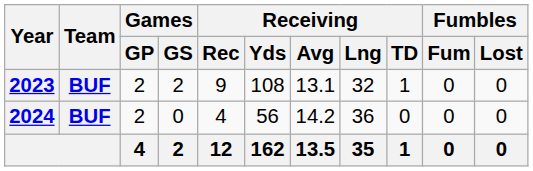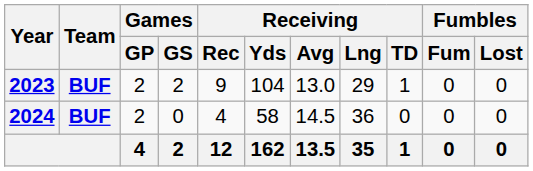(268, 85) 108 -> (268, 85) 104
(315, 85) 13.1 -> (315, 85) 13.0
(363, 85) 32 -> (363, 85) 29
(268, 117) 56 -> (268, 117) 58
(315, 117) 14.2 -> (315, 117) 14.5
